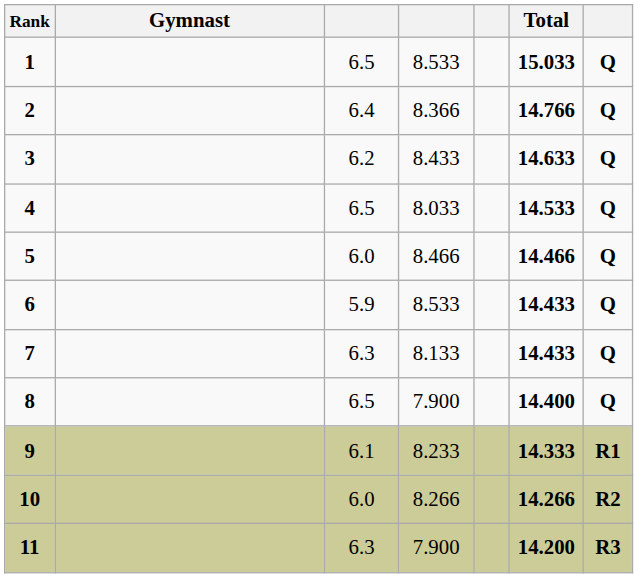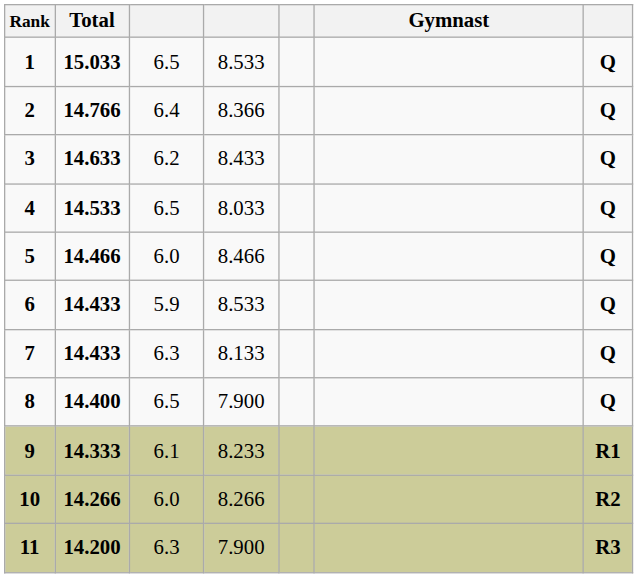columns swapped: (189, 20) <-> (546, 20)
